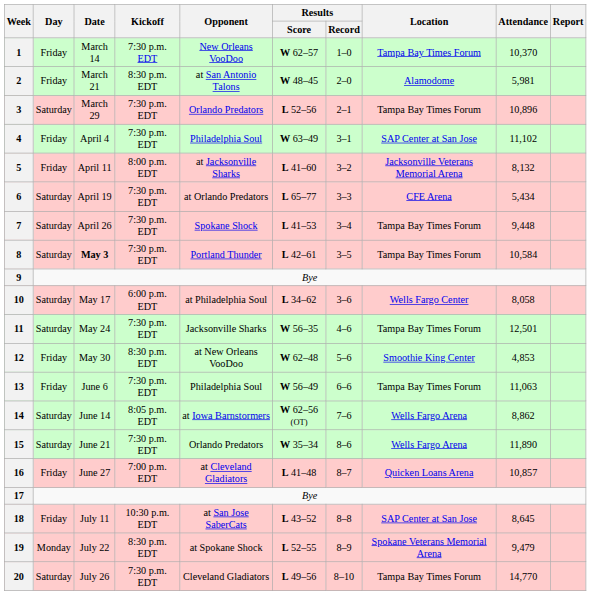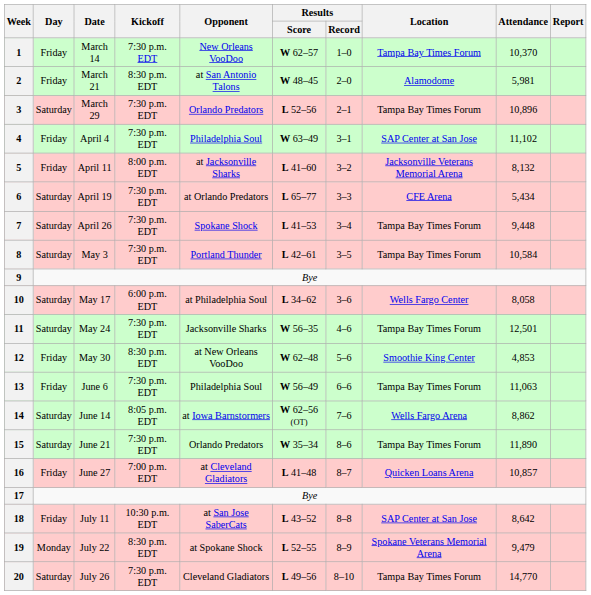(95, 254) bold -> (95, 254) normal
(429, 444) Wells Fargo Arena -> (429, 444) Tampa Bay Times Forum
(523, 519) 8,645 -> (523, 519) 8,642
